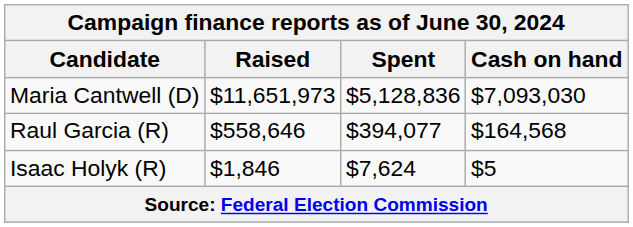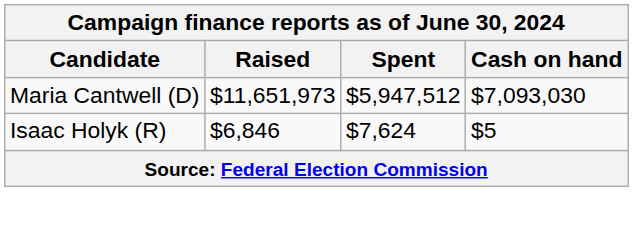(403, 95) $5,128,836 -> (403, 95) $5,947,512
- row: (89, 131)
(245, 167) $1,846 -> (245, 131) $6,846
